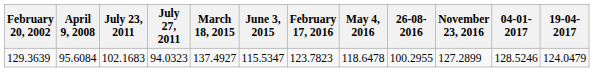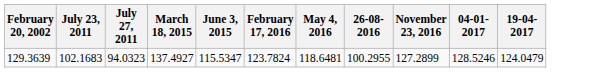- column: (78, 26)
(311, 57) 123.7823 -> (268, 57) 123.7824
(363, 57) 118.6478 -> (320, 57) 118.6481
